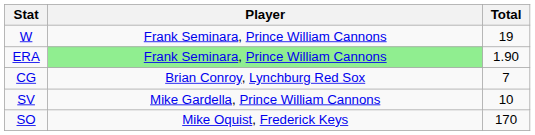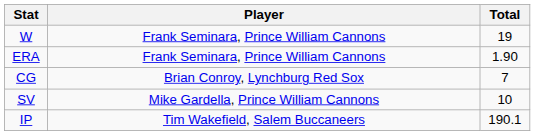(265, 57) lightgreen background -> (264, 57) no background
- row: (26, 120)
+ row: (26, 120)
